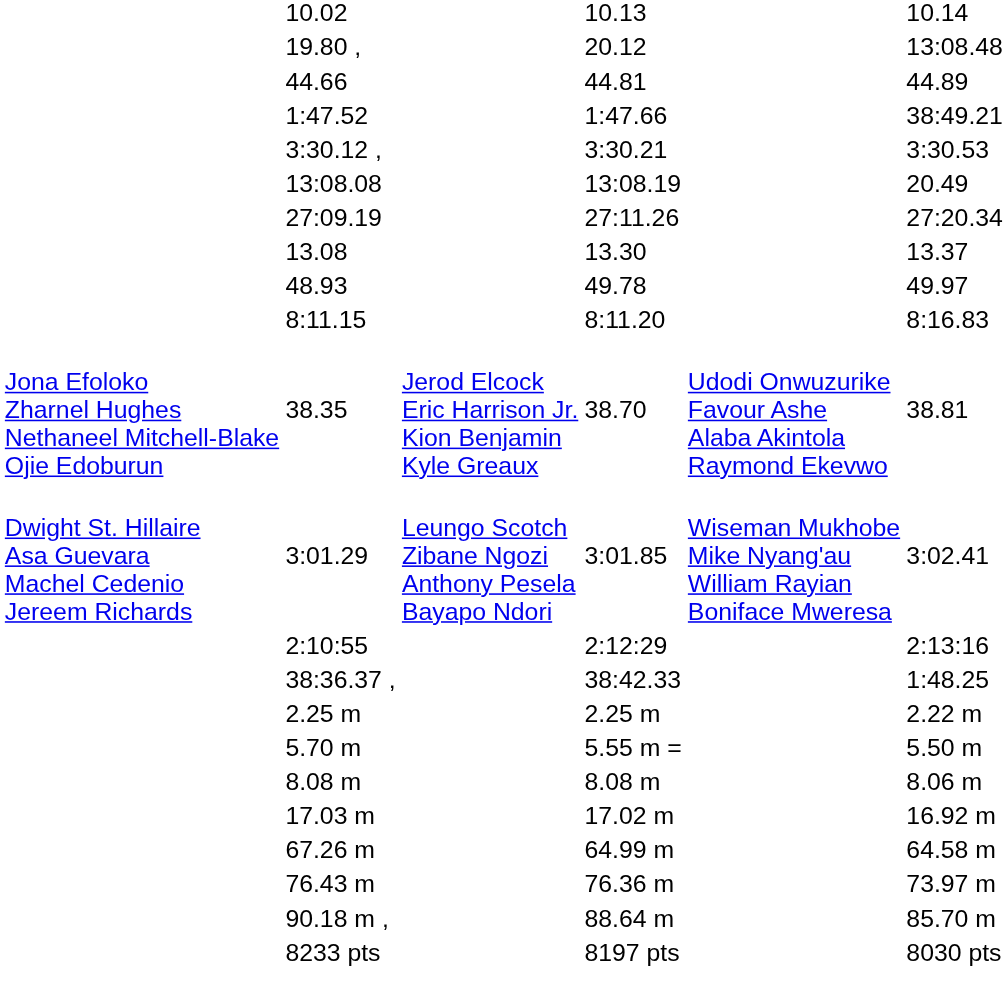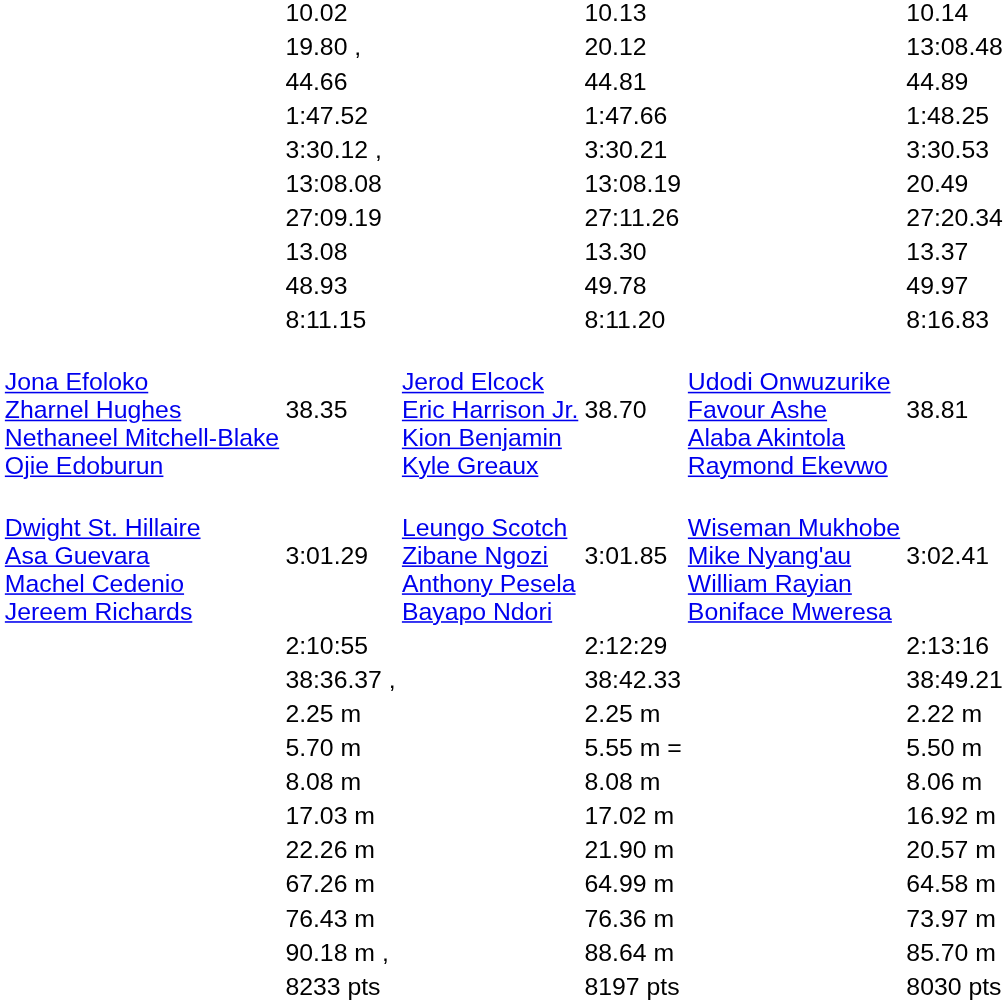(955, 115) 38:49.21 -> (948, 115) 1:48.25
(948, 679) 1:48.25 -> (955, 679) 38:49.21
+ row: (330, 850)
